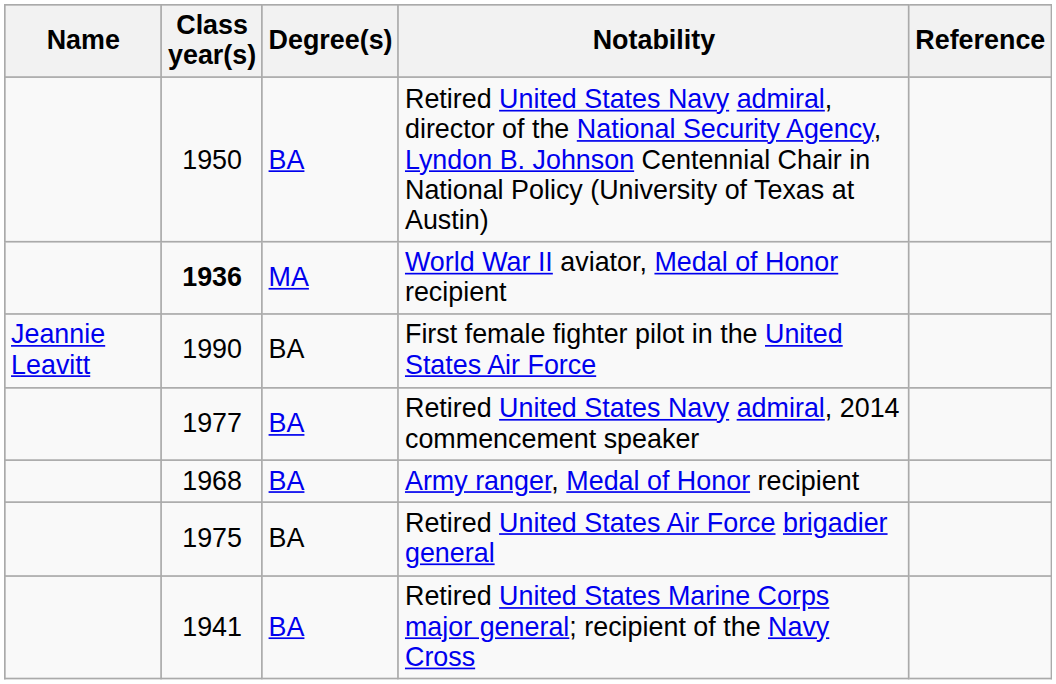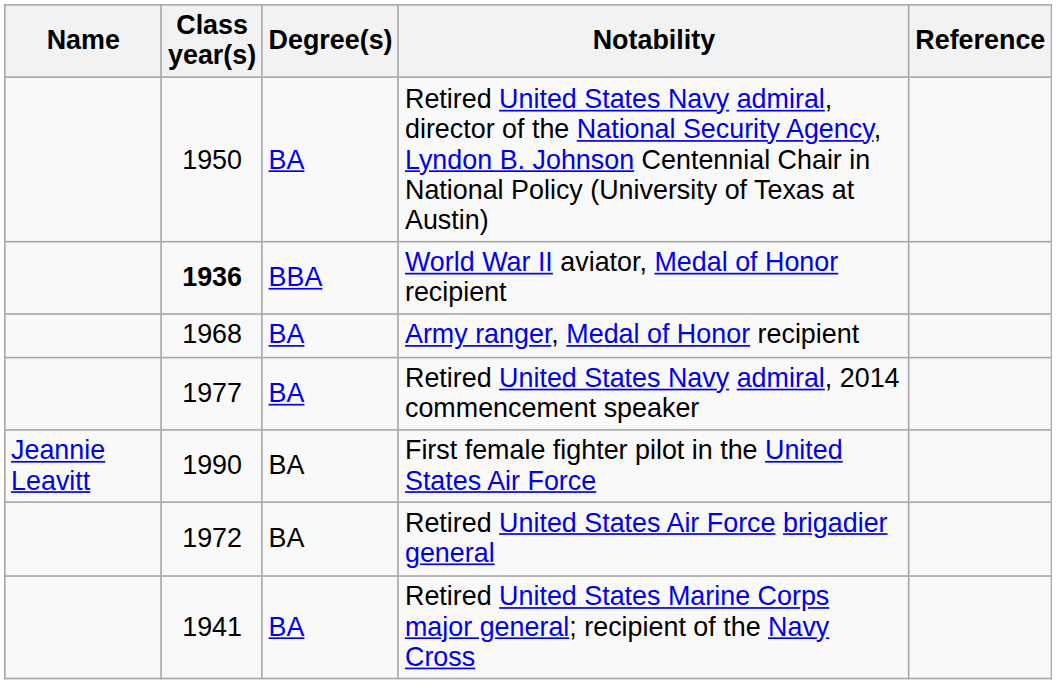(289, 277) MA -> (295, 277) BBA
rows swapped: (624, 350) <-> (632, 480)
(212, 538) 1975 -> (212, 538) 1972
